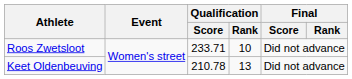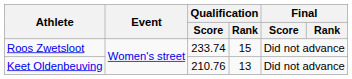(208, 48) 233.71 -> (208, 48) 233.74
(245, 48) 10 -> (245, 48) 15
(208, 66) 210.78 -> (208, 66) 210.76
